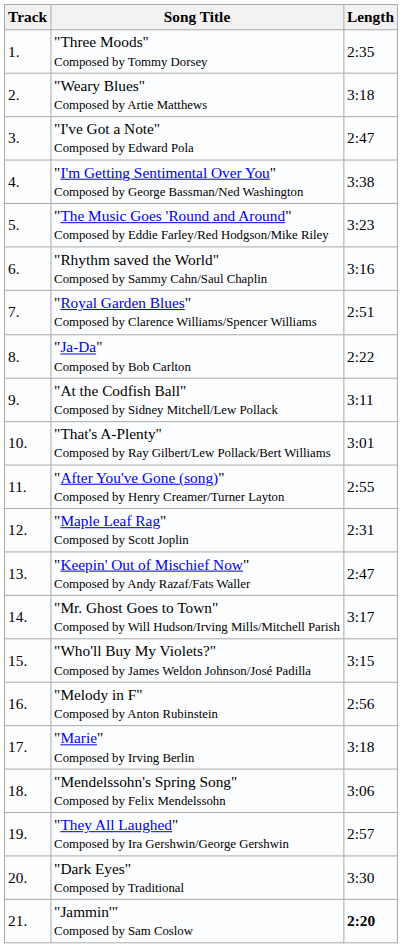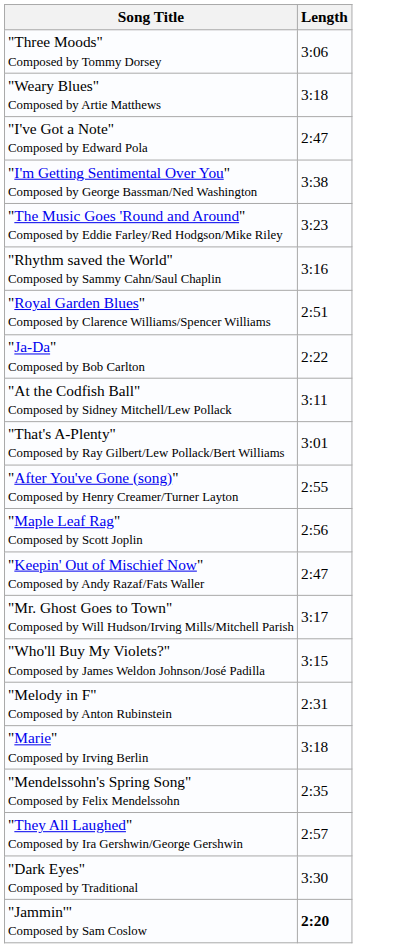- column: (28, 17)
(361, 51) 2:35 -> (315, 51) 3:06
(361, 530) 2:31 -> (315, 530) 2:56
(361, 704) 2:56 -> (315, 704) 2:31
(361, 791) 3:06 -> (315, 791) 2:35
